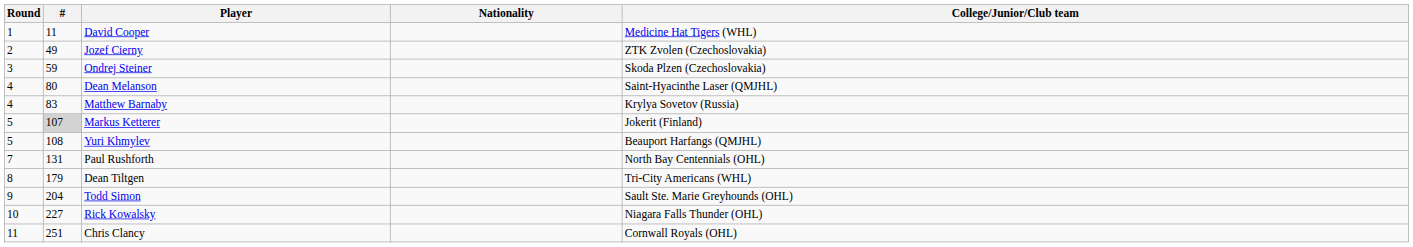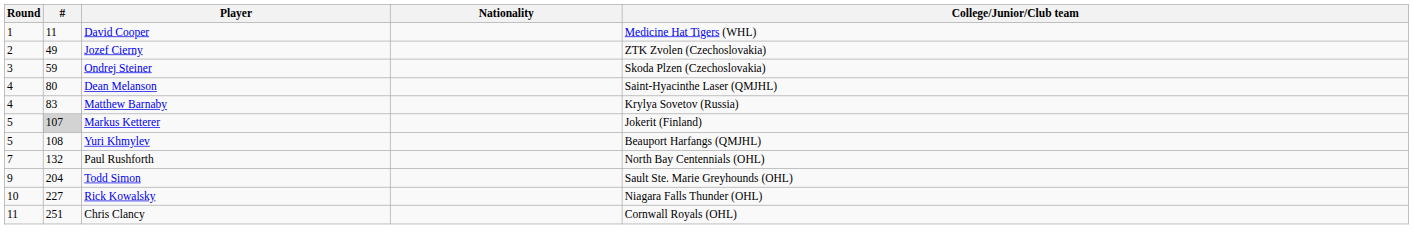(54, 159) 131 -> (54, 159) 132
- row: (114, 178)
